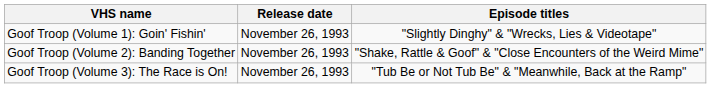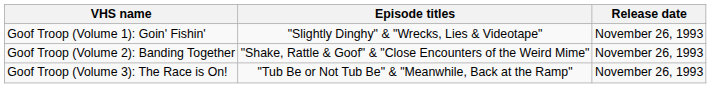columns swapped: (529, 14) <-> (295, 14)
